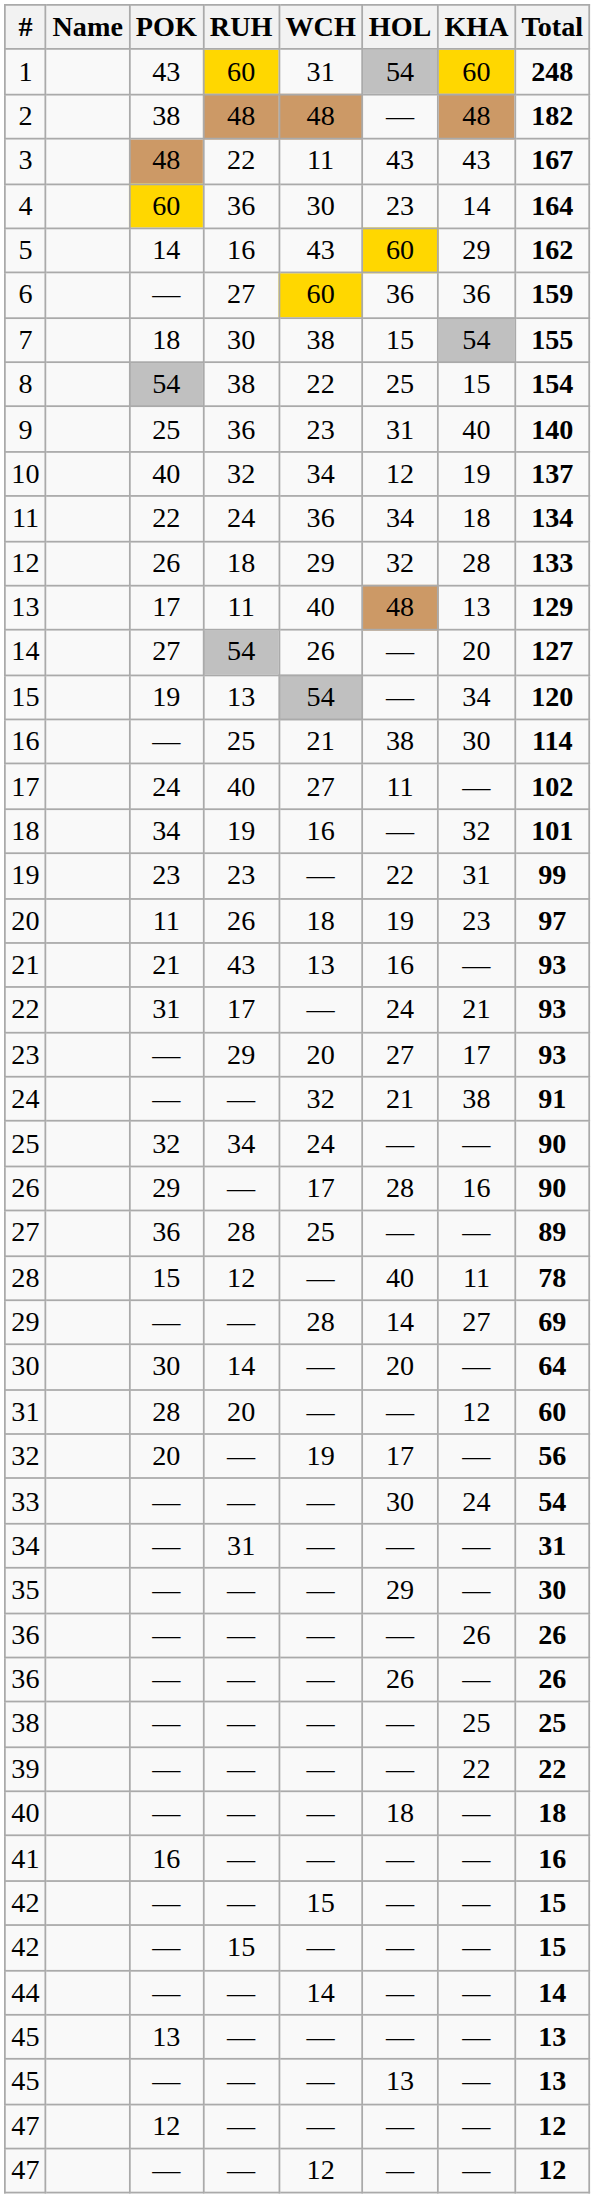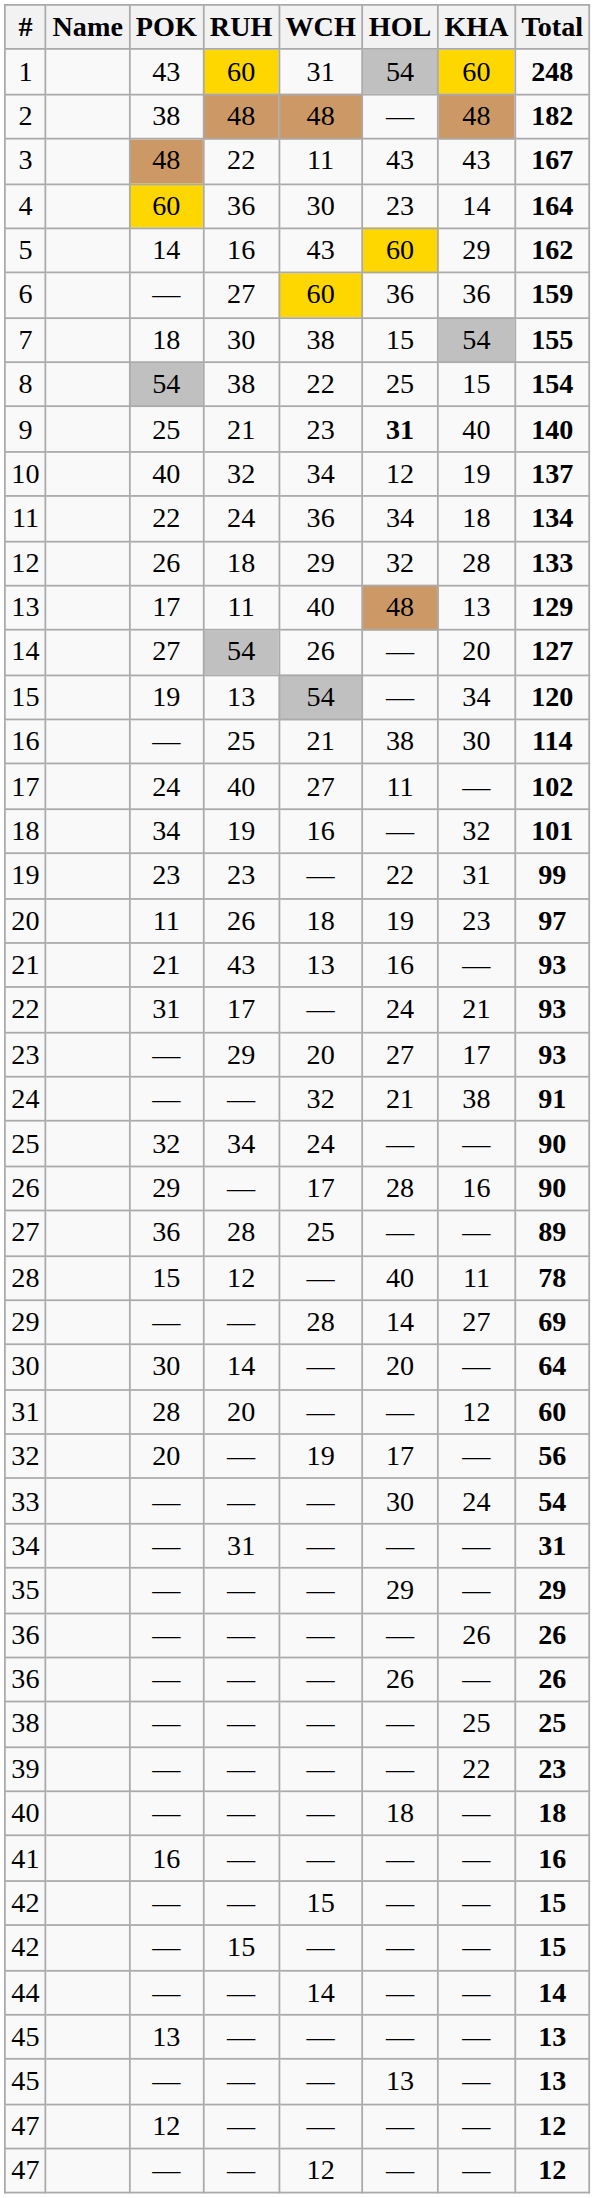(241, 428) 36 -> (241, 428) 21
(400, 428) normal -> (400, 428) bold
(552, 1589) 30 -> (552, 1589) 29
(552, 1768) 22 -> (552, 1768) 23
